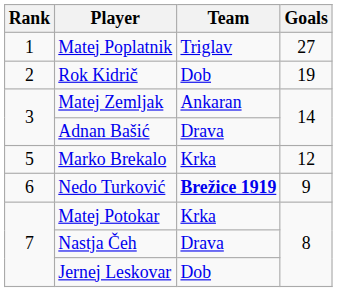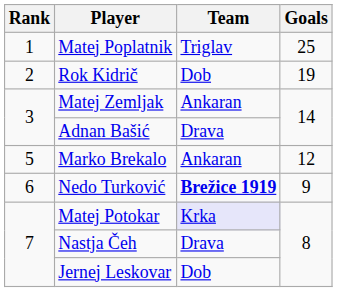(306, 46) 27 -> (306, 46) 25
(198, 159) Krka -> (211, 159) Ankaran
(198, 215) no background -> (198, 215) lavender background
